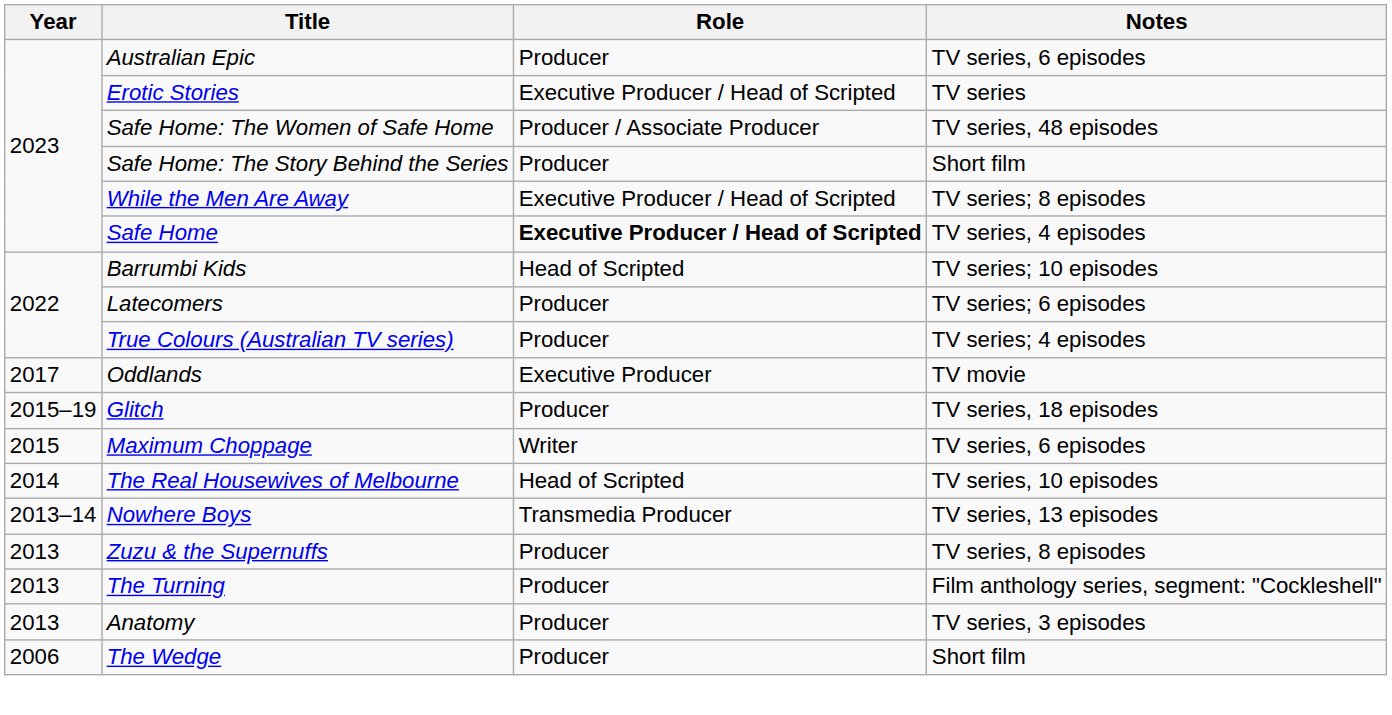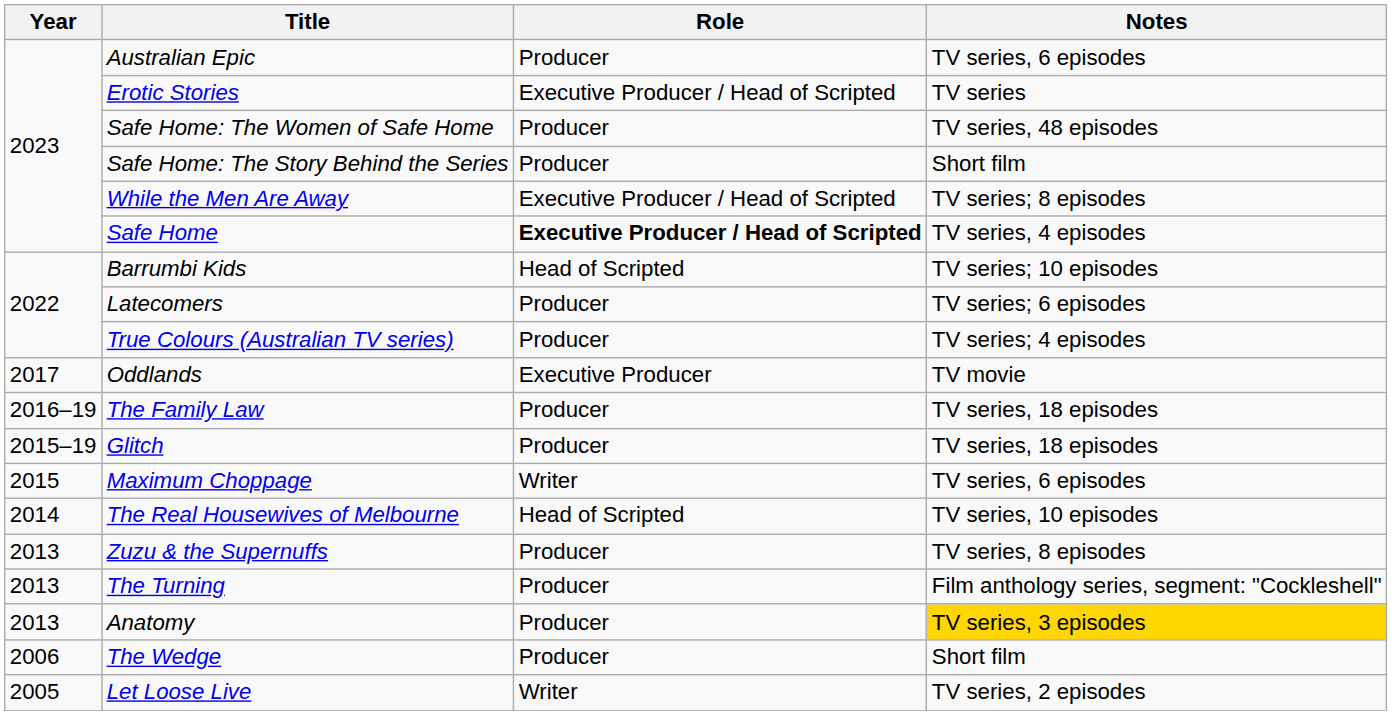(669, 127) Producer / Associate Producer -> (564, 127) Producer
+ row: (185, 410)
- row: (179, 515)
(1039, 621) no background -> (1039, 621) gold background
+ row: (179, 692)
